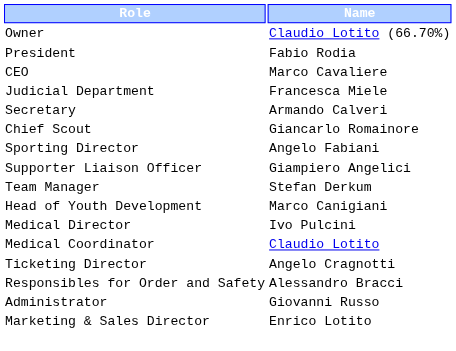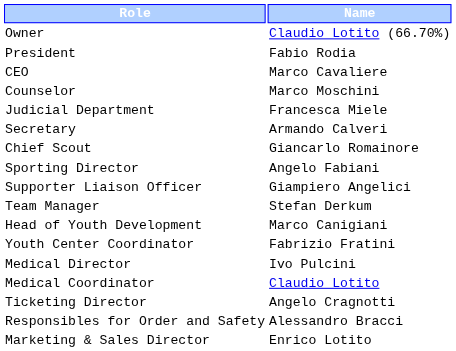+ row: (40, 91)
+ row: (100, 245)
- row: (56, 302)
